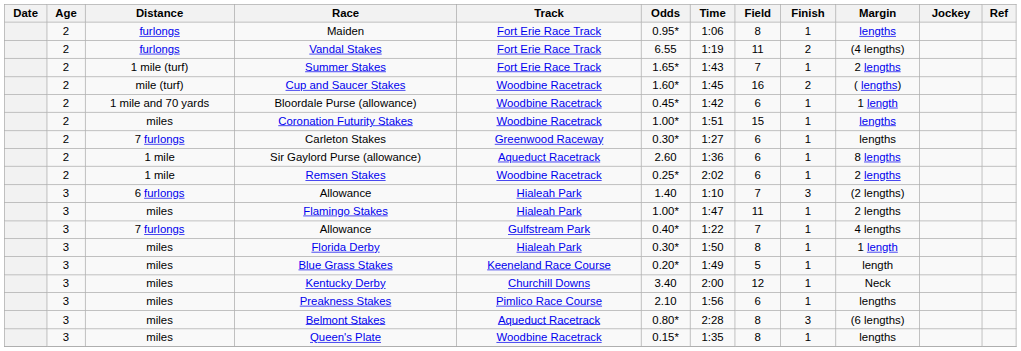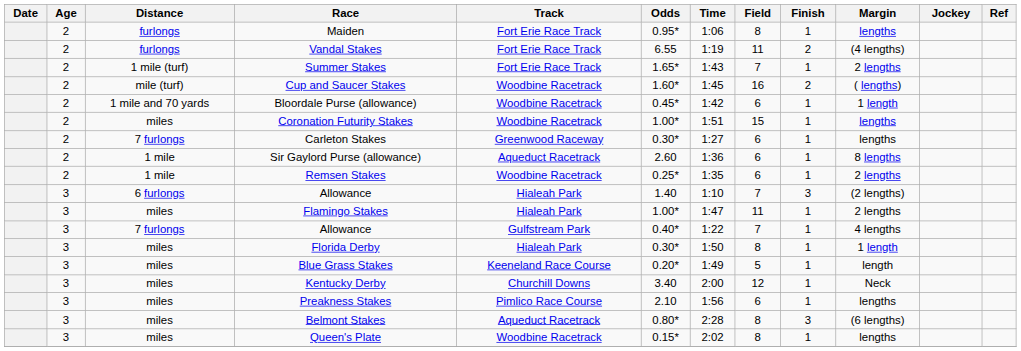(713, 175) 2:02 -> (713, 175) 1:35
(713, 337) 1:35 -> (713, 337) 2:02
